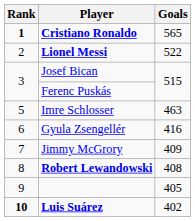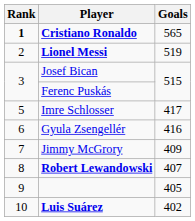(173, 52) 522 -> (173, 52) 519
(173, 110) 463 -> (173, 110) 417
(173, 168) 408 -> (173, 168) 407
(21, 206) bold -> (21, 206) normal
